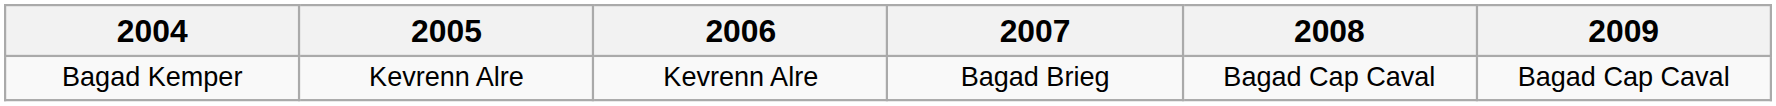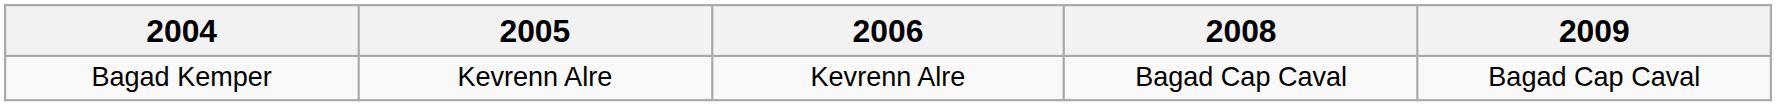- column: (1035, 31)
